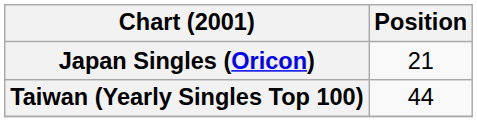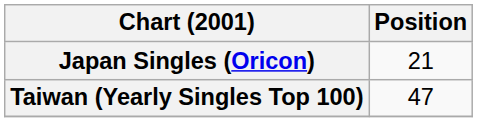(421, 97) 44 -> (421, 97) 47
